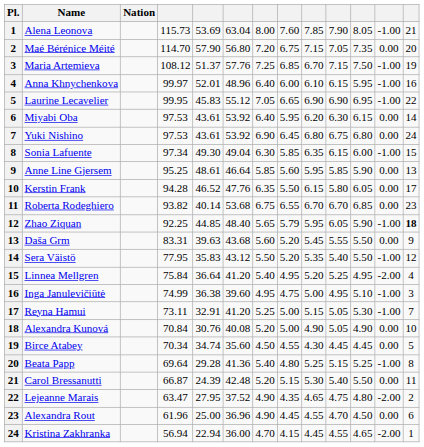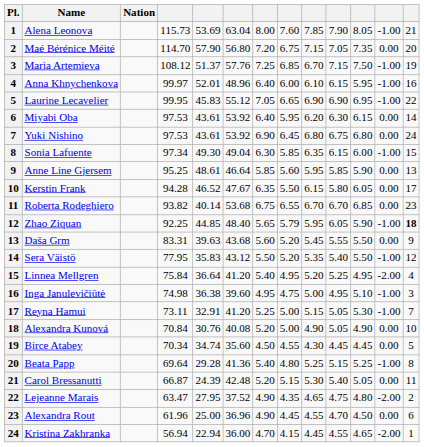(238, 188) 47.76 -> (238, 188) 47.67
(175, 293) 74.99 -> (175, 293) 74.98
(363, 380) 5.50 -> (363, 380) 5.05
